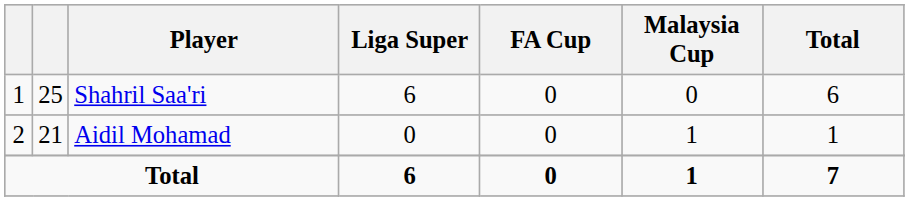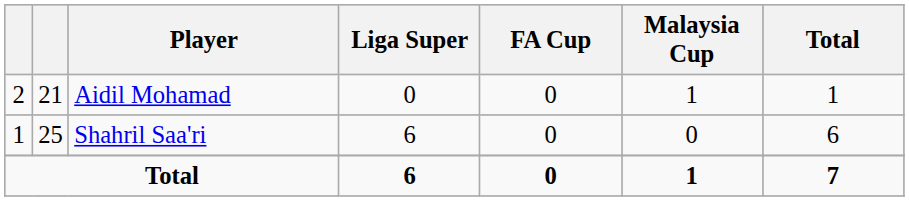rows swapped: (140, 94) <-> (152, 135)
